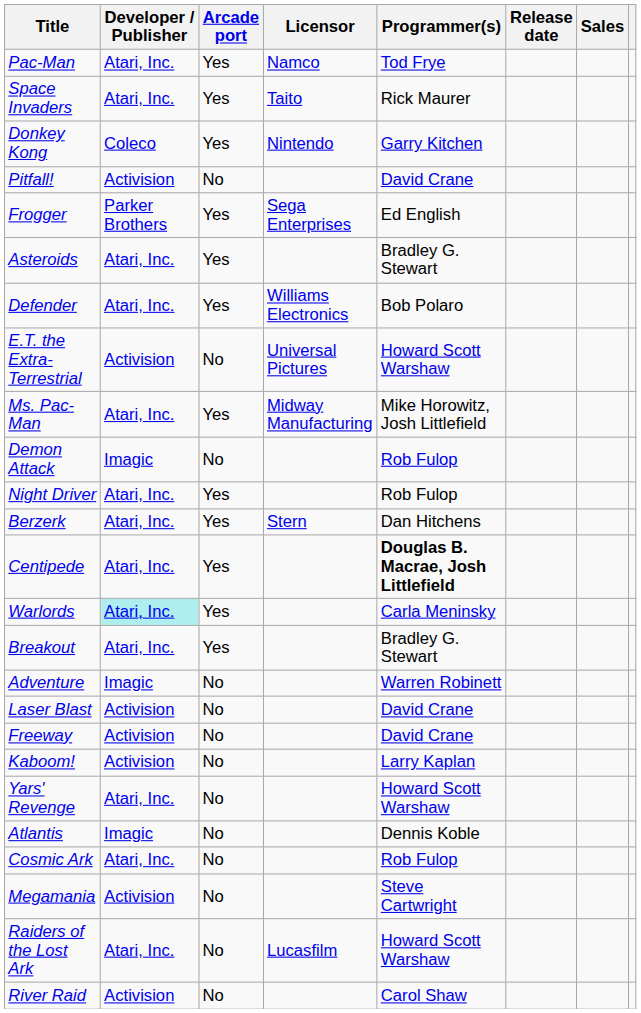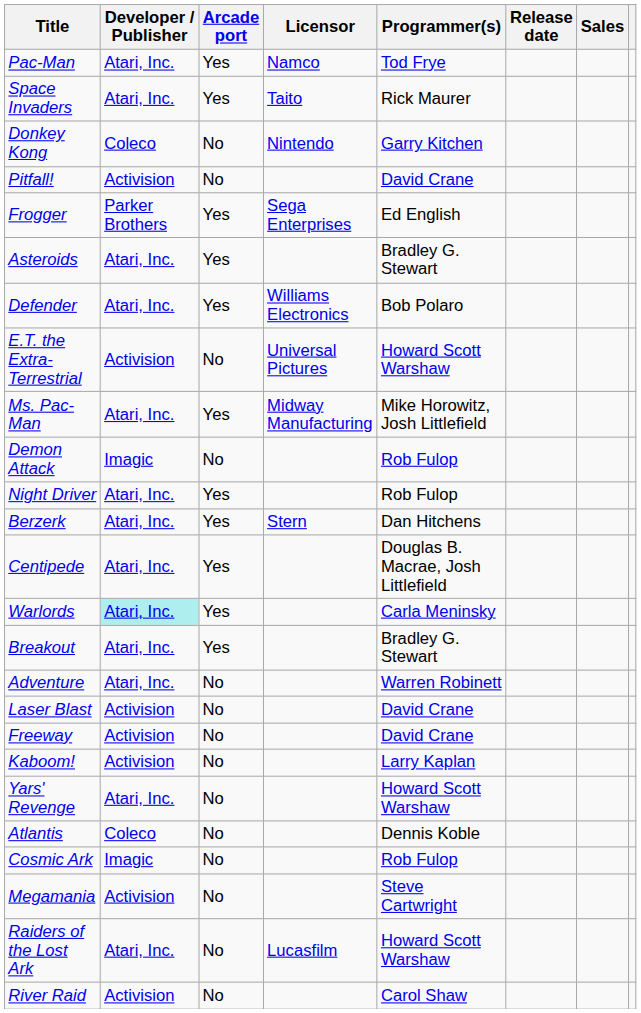(216, 143) Yes -> (213, 143) No
(434, 566) bold -> (431, 566) normal
(129, 683) Imagic -> (139, 683) Atari, Inc.
(129, 833) Imagic -> (130, 833) Coleco
(139, 860) Atari, Inc. -> (129, 860) Imagic
